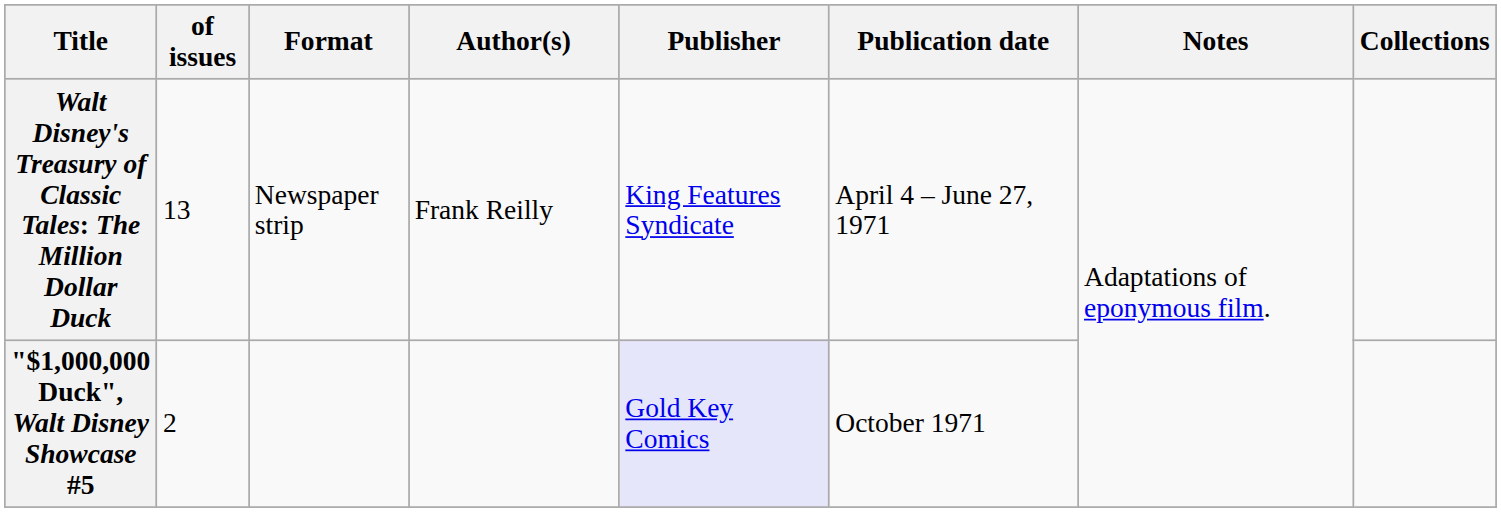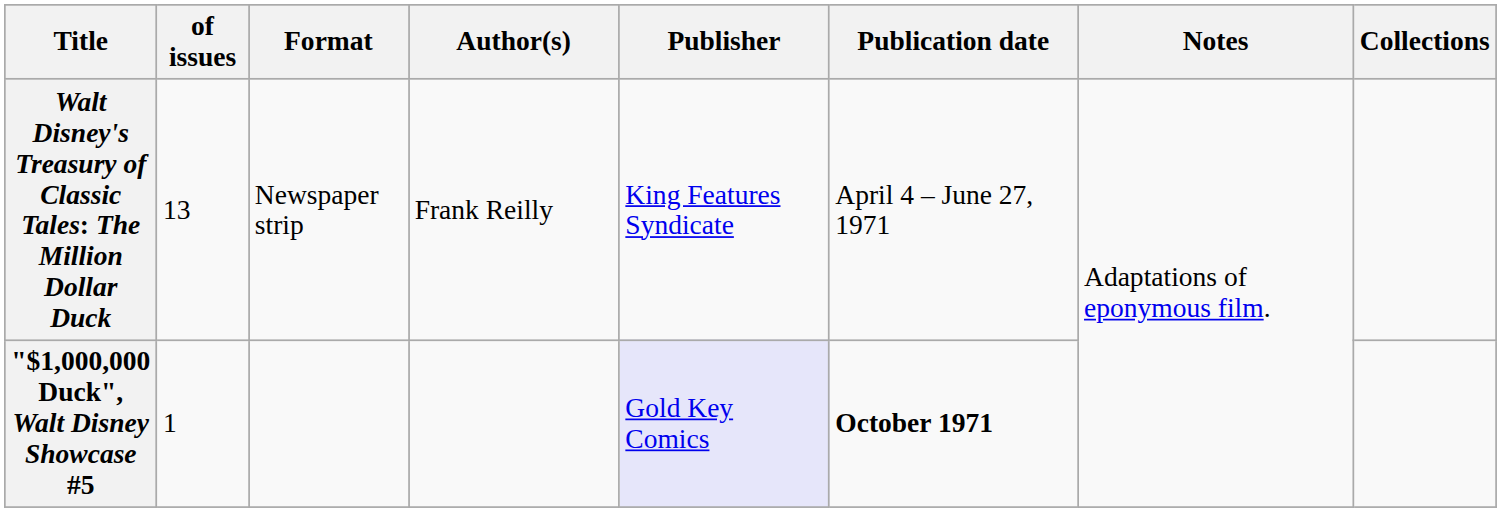(170, 423) 2 -> (170, 423) 1
(911, 423) normal -> (914, 423) bold
